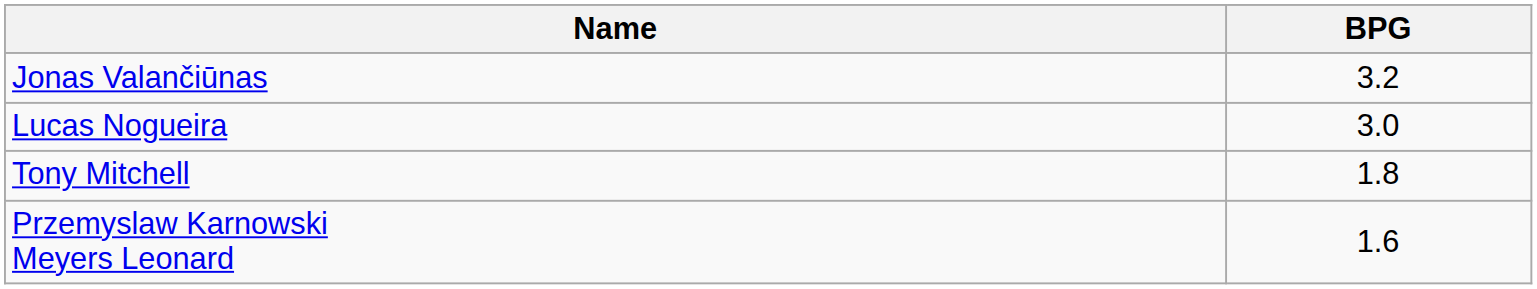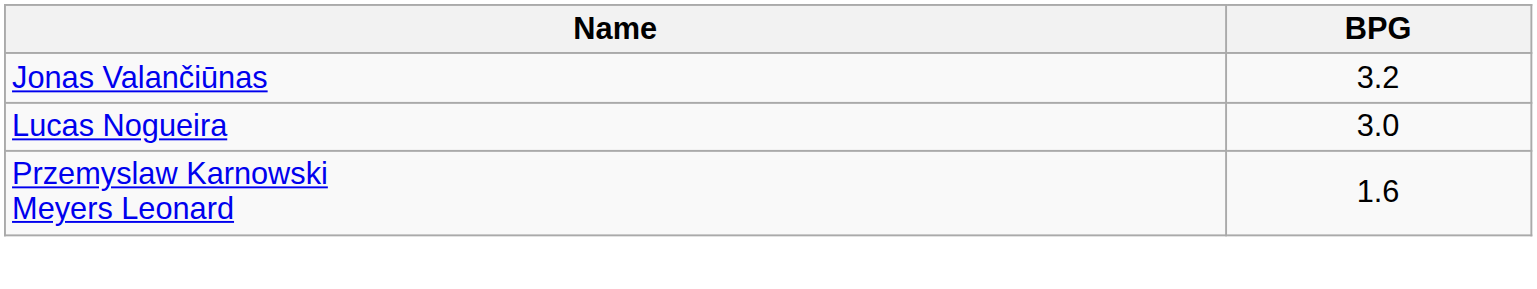- row: (101, 175)
